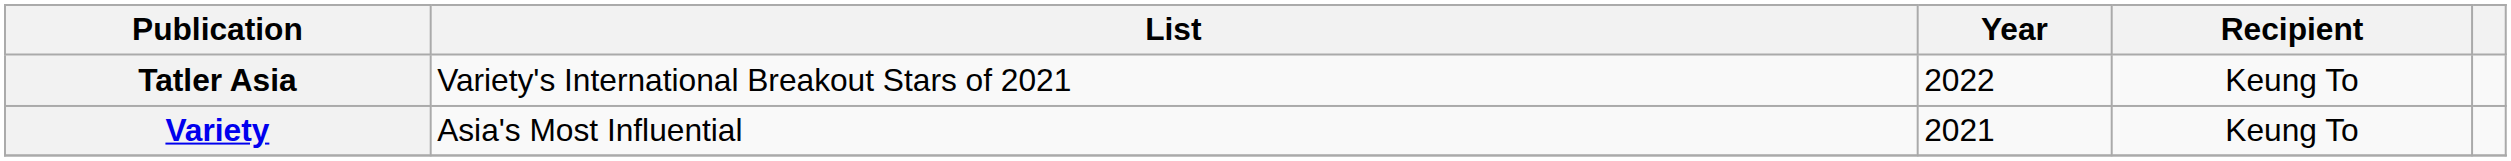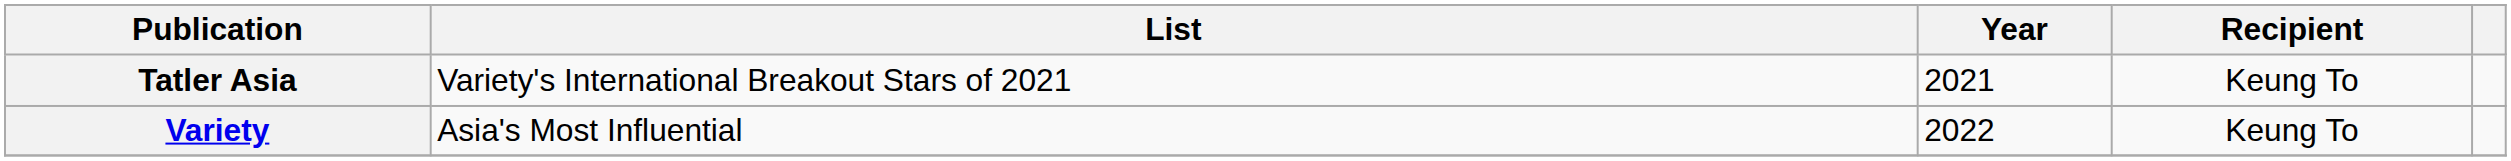(1959, 79) 2022 -> (1959, 79) 2021
(1959, 130) 2021 -> (1959, 130) 2022
